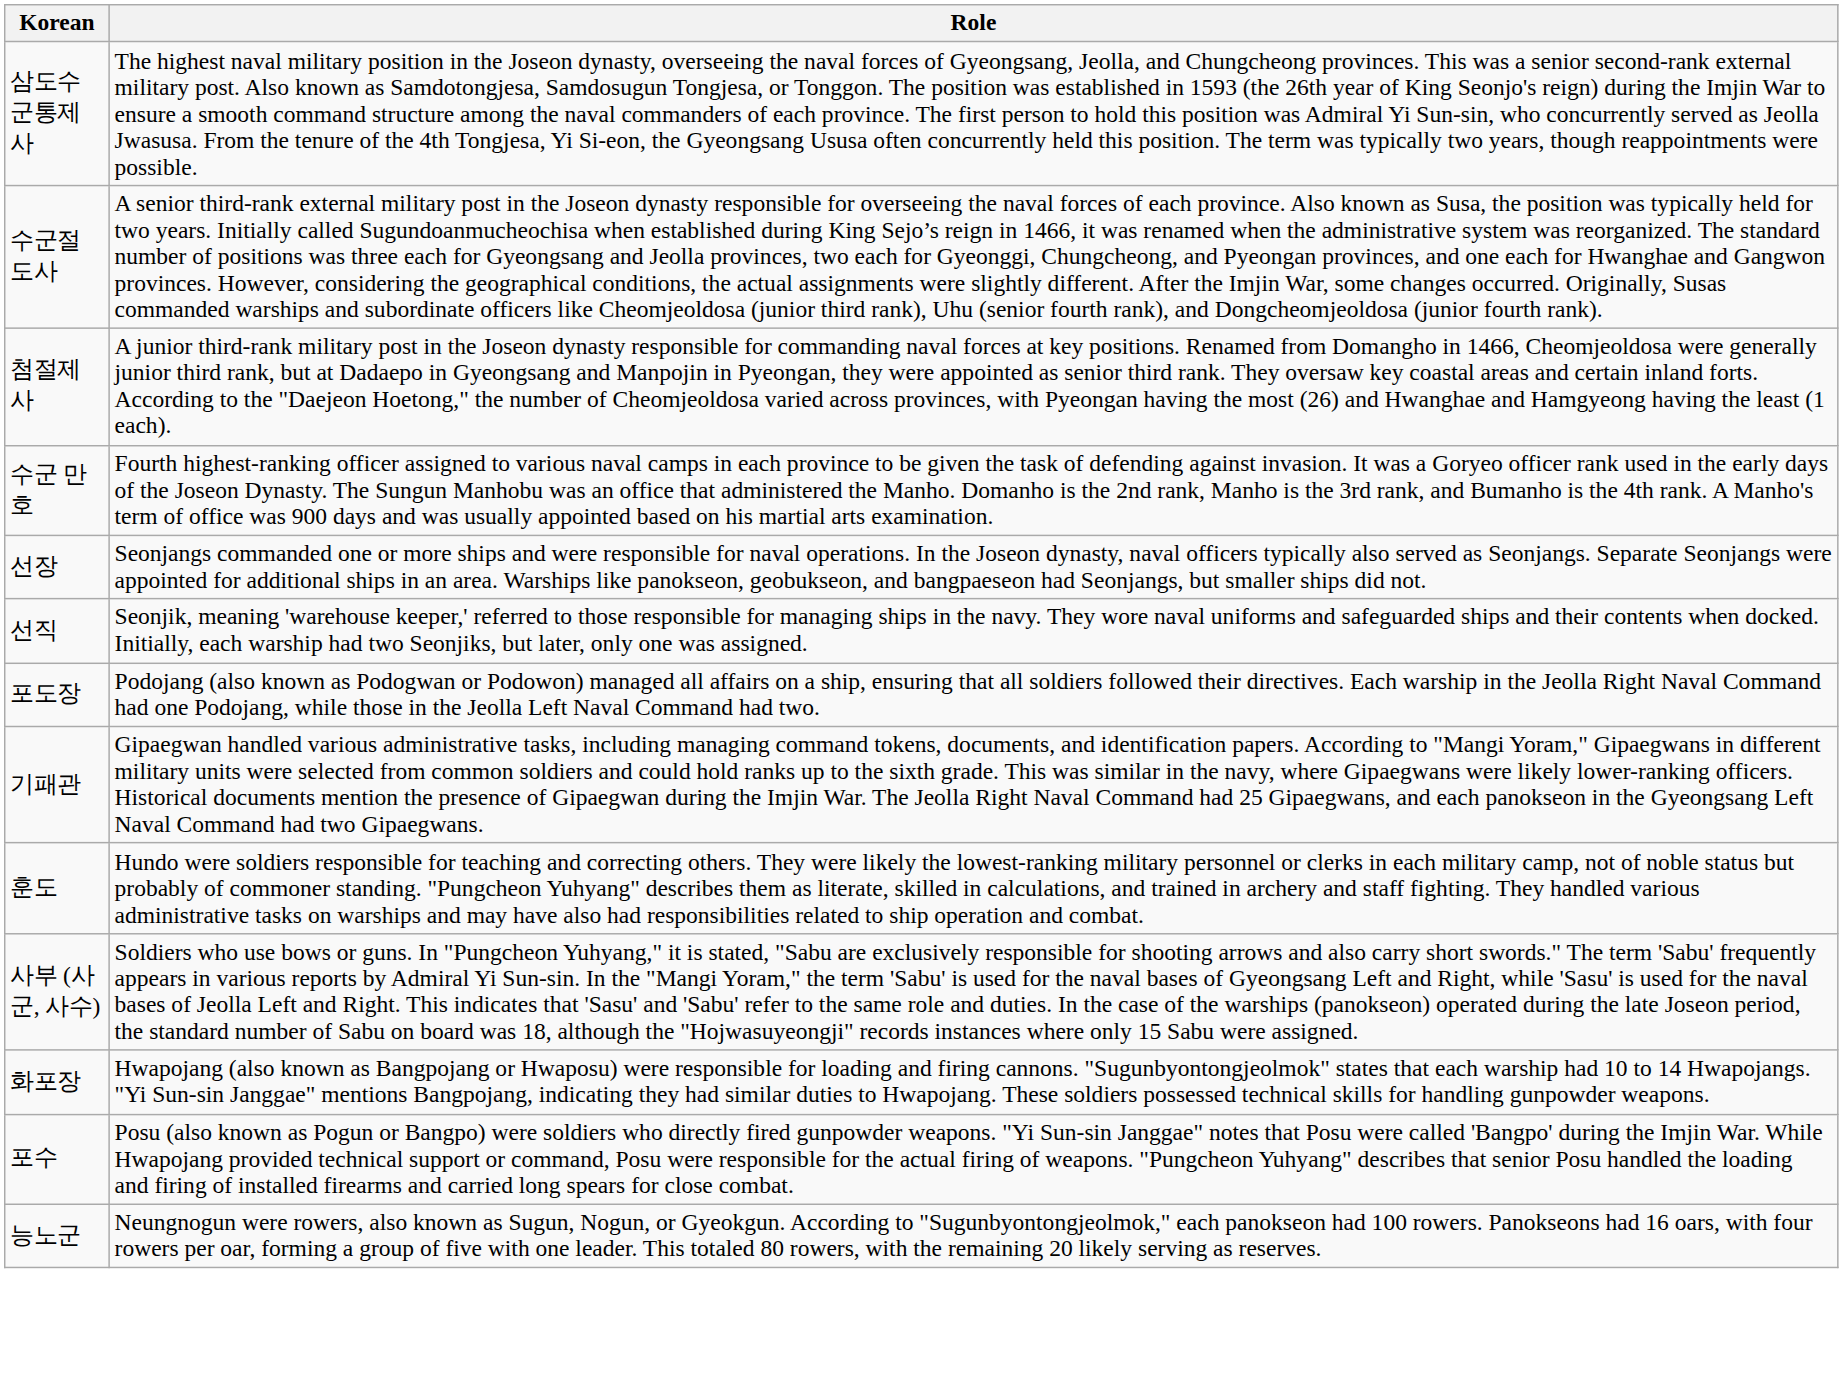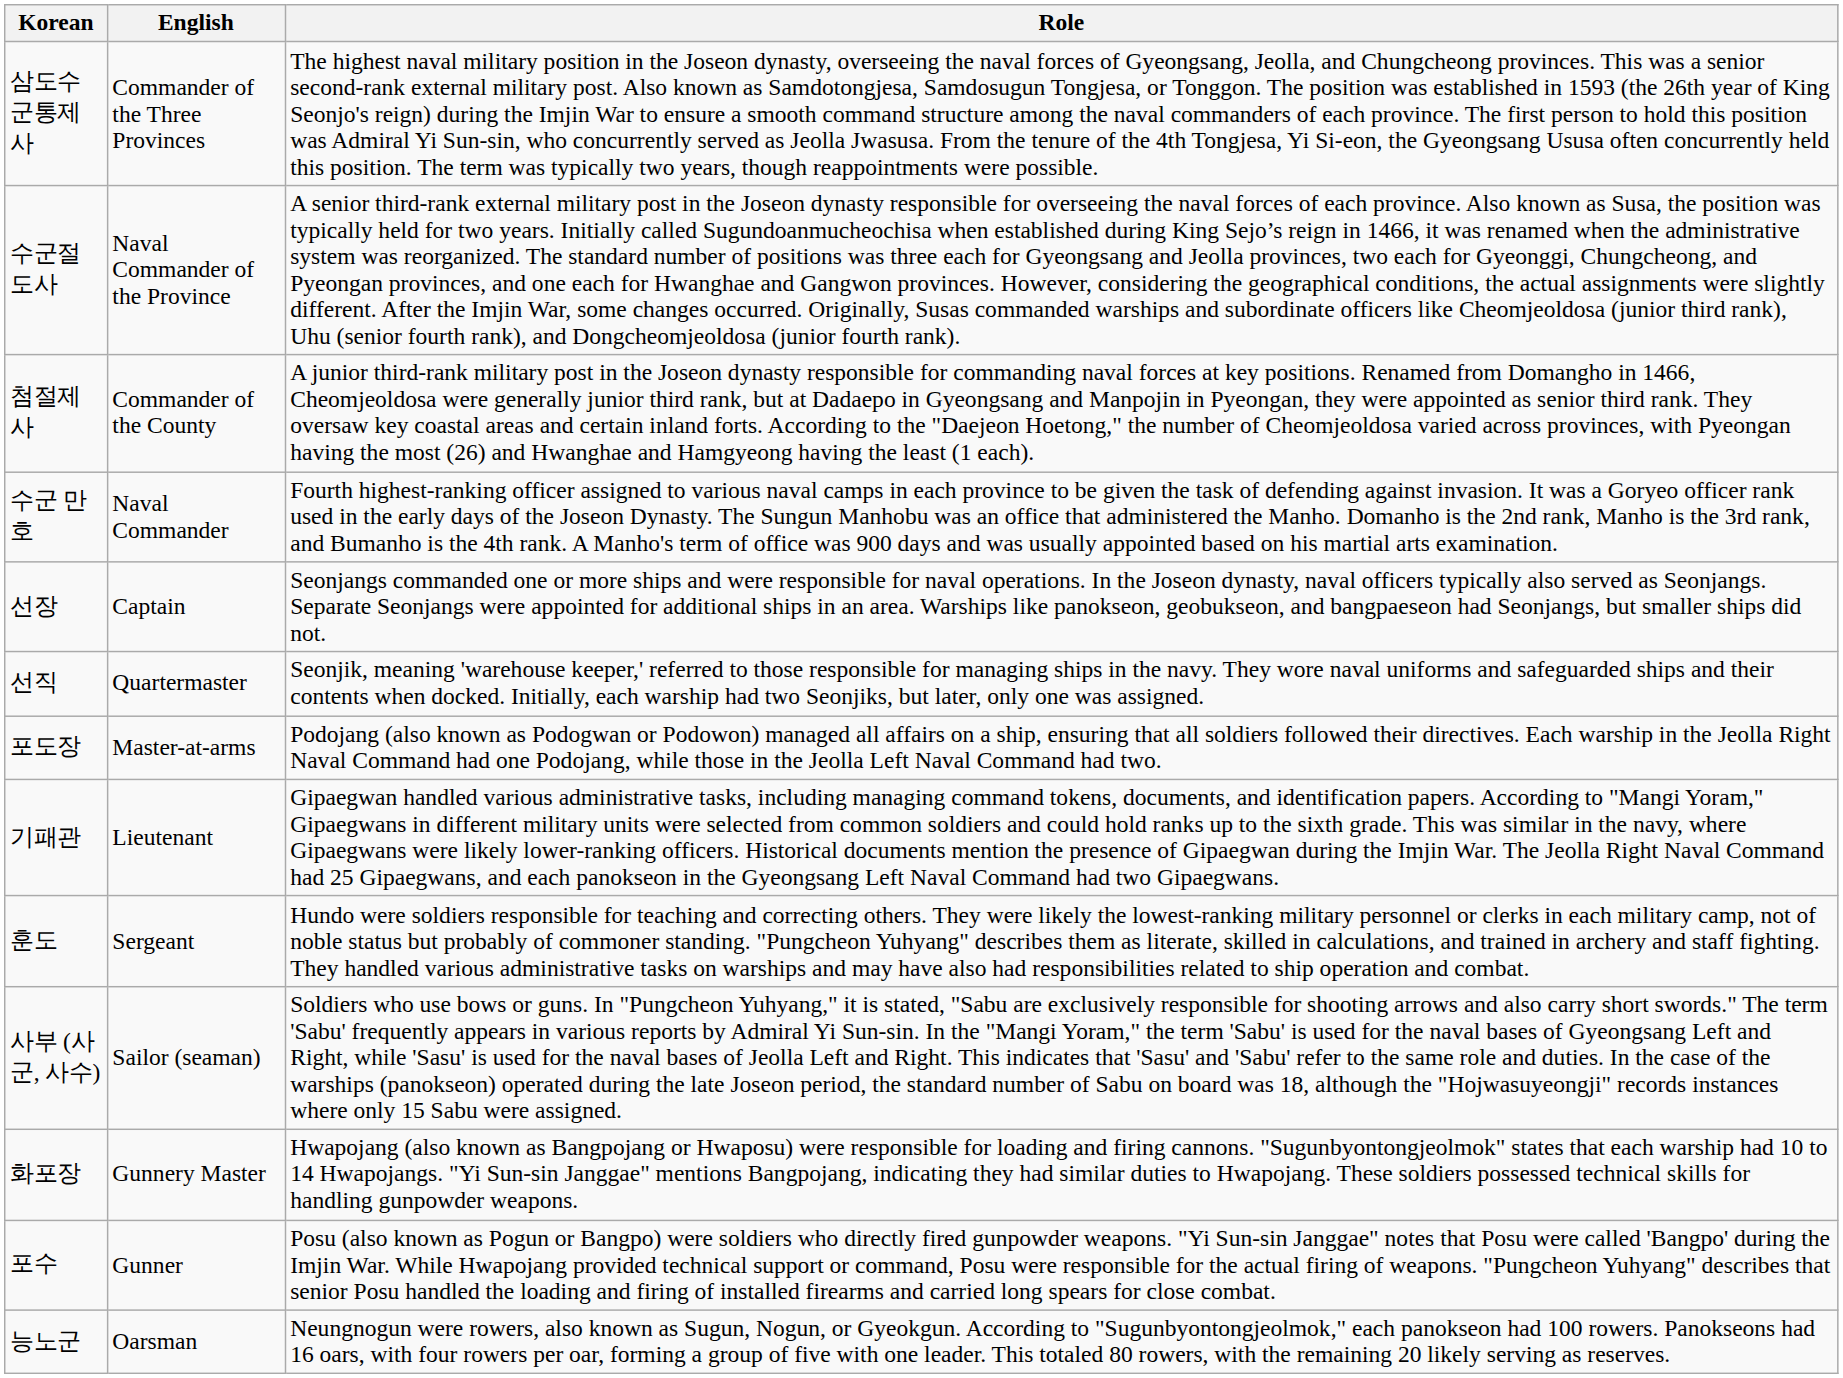+ column: (196, 23)
